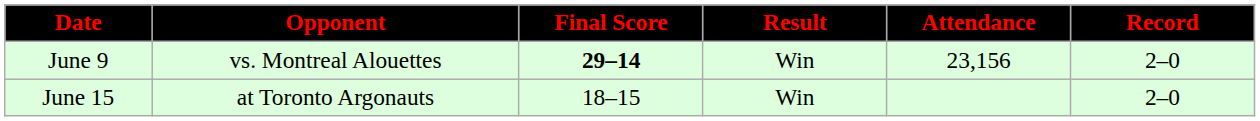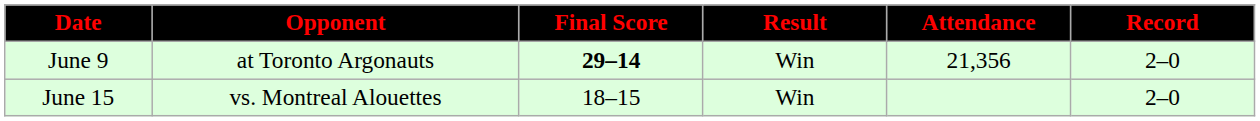(335, 60) vs. Montreal Alouettes -> (335, 60) at Toronto Argonauts
(979, 60) 23,156 -> (979, 60) 21,356
(335, 97) at Toronto Argonauts -> (335, 97) vs. Montreal Alouettes
